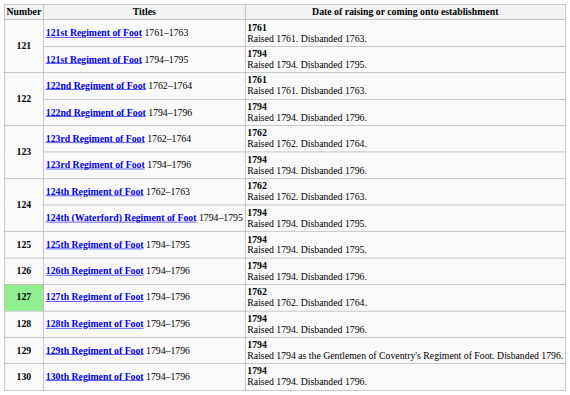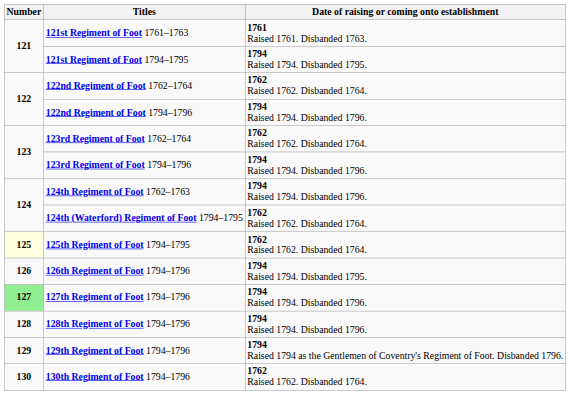(307, 86) 1761 Raised 1761. Disbanded 1763. -> (307, 86) 1762 Raised 1762. Disbanded 1764.
(307, 191) 1762 Raised 1762. Disbanded 1763. -> (307, 191) 1794 Raised 1794. Disbanded 1796.
(307, 218) 1794 Raised 1794. Disbanded 1795. -> (307, 218) 1762 Raised 1762. Disbanded 1764.
(24, 244) no background -> (24, 244) lightyellow background
(307, 244) 1794 Raised 1794. Disbanded 1795. -> (307, 244) 1762 Raised 1762. Disbanded 1764.
(307, 271) 1794 Raised 1794. Disbanded 1796. -> (307, 271) 1794 Raised 1794. Disbanded 1795.
(307, 297) 1762 Raised 1762. Disbanded 1764. -> (307, 297) 1794 Raised 1794. Disbanded 1796.
(307, 377) 1794 Raised 1794. Disbanded 1796. -> (307, 377) 1762 Raised 1762. Disbanded 1764.
